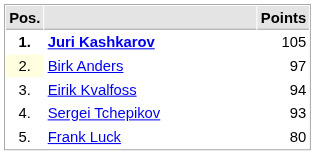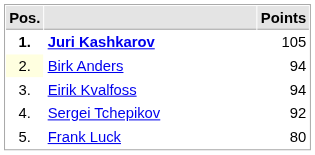(298, 66) 97 -> (298, 66) 94
(298, 113) 93 -> (298, 113) 92
